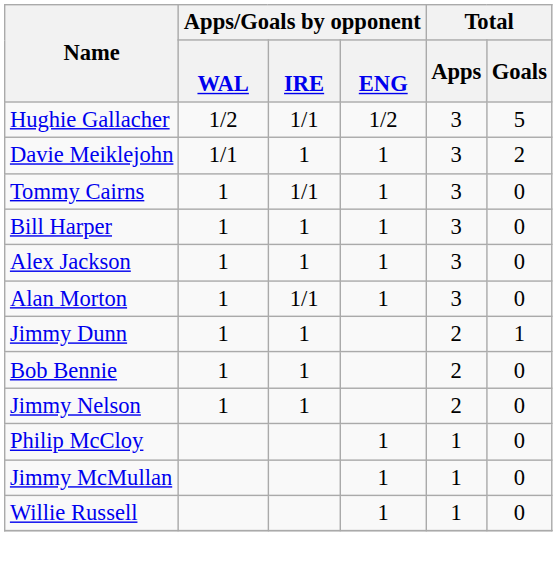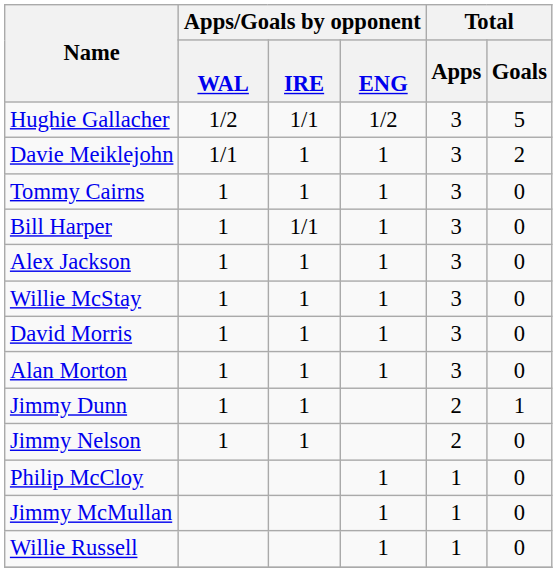(304, 190) 1/1 -> (304, 190) 1
(304, 226) 1 -> (304, 226) 1/1
+ row: (76, 298)
+ row: (71, 333)
(304, 298) 1/1 -> (304, 369) 1
- row: (63, 369)
